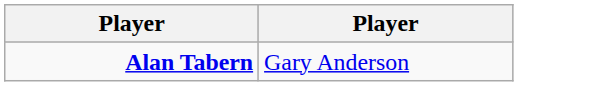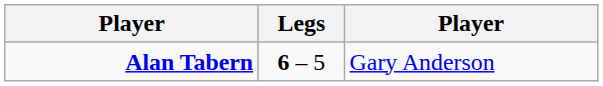+ column: (301, 23)
